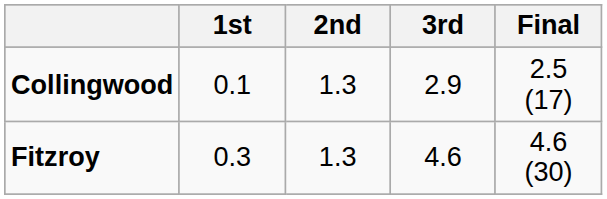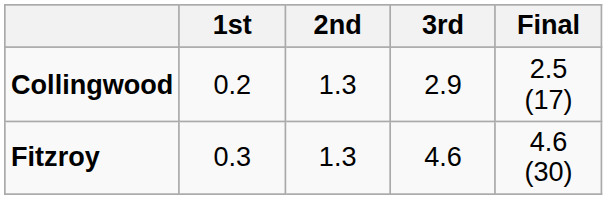(232, 84) 0.1 -> (232, 84) 0.2
